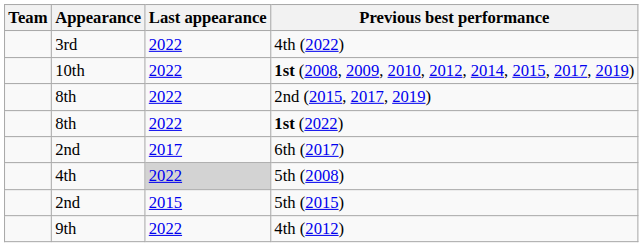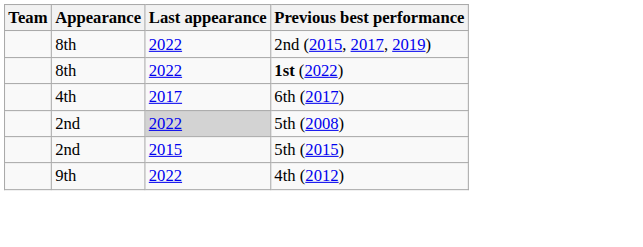- row: (309, 44)
- row: (454, 70)
(68, 149) 2nd -> (66, 96) 4th
(66, 176) 4th -> (68, 123) 2nd
